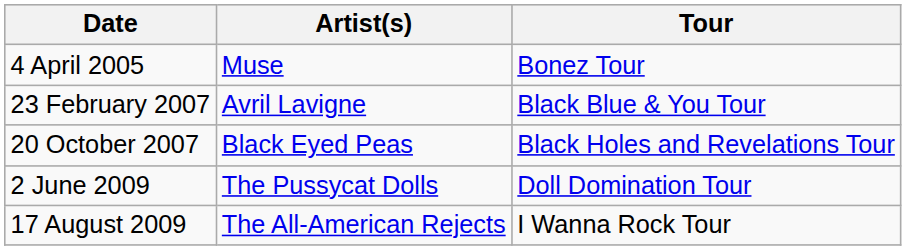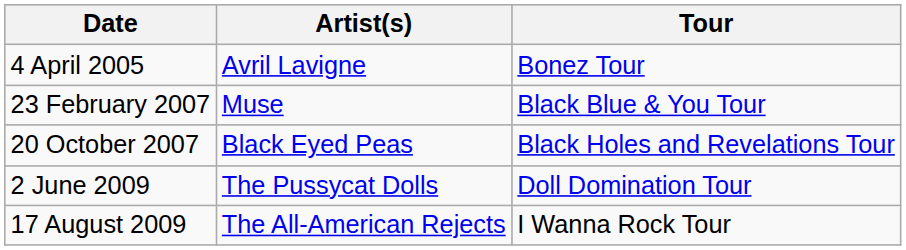(253, 64) Muse -> (294, 64) Avril Lavigne
(294, 104) Avril Lavigne -> (253, 104) Muse
